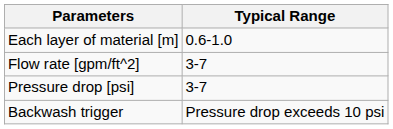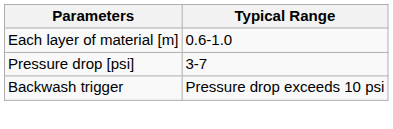- row: (74, 64)
